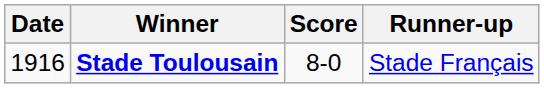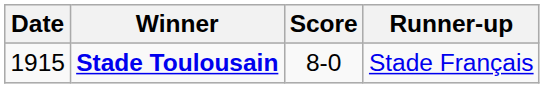(38, 62) 1916 -> (38, 62) 1915
